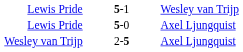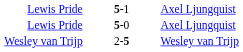(200, 9) Wesley van Trijp -> (198, 9) Axel Ljungquist
(198, 41) Axel Ljungquist -> (200, 41) Wesley van Trijp
